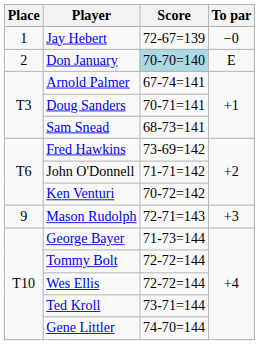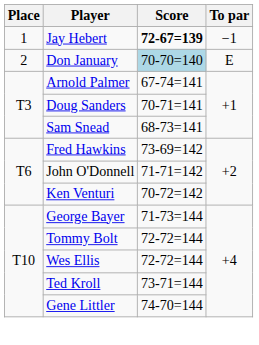(174, 37) normal -> (172, 37) bold
(231, 37) −0 -> (229, 37) −1
- row: (91, 216)
